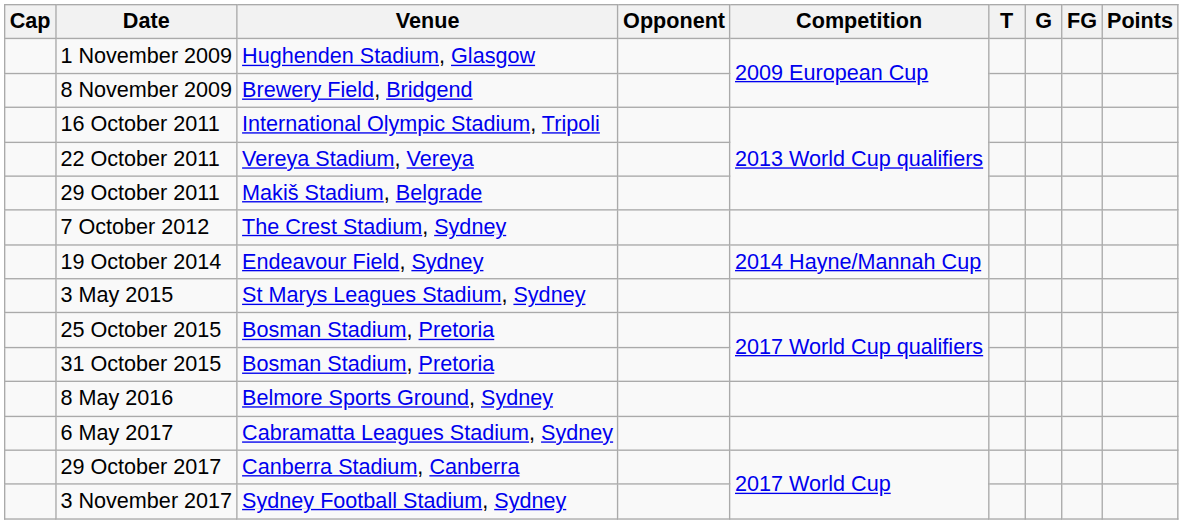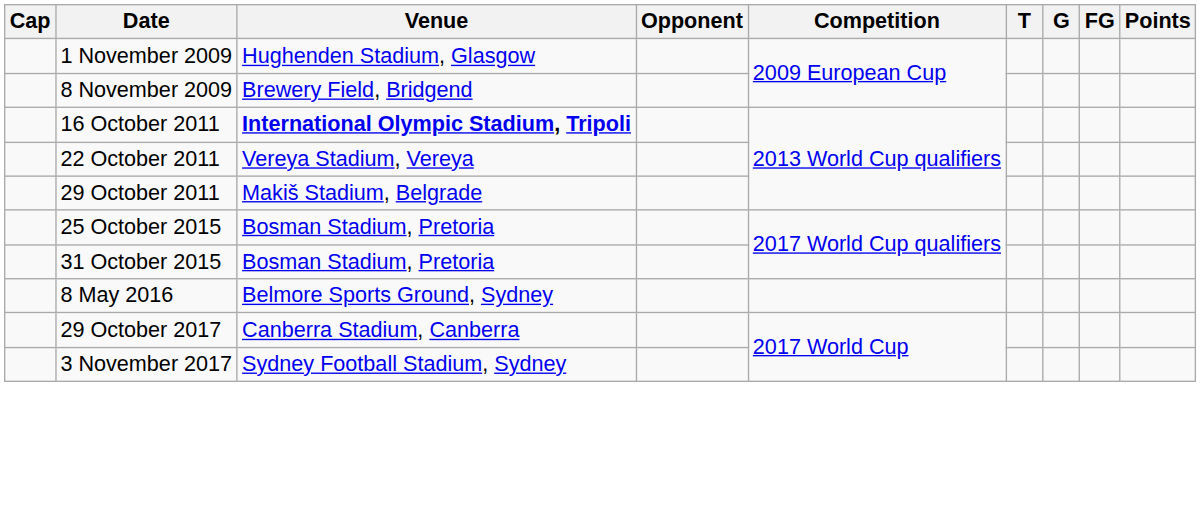(421, 124) normal -> (437, 124) bold
- row: (135, 227)
- row: (141, 261)
- row: (117, 295)
- row: (117, 432)
